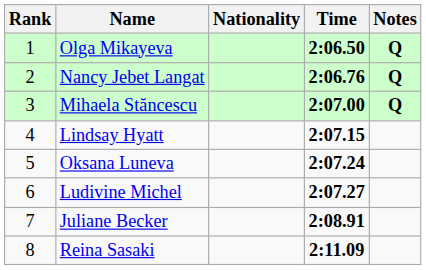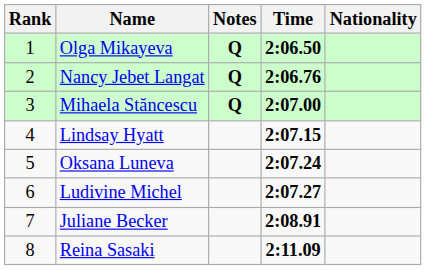columns swapped: (257, 18) <-> (395, 18)
